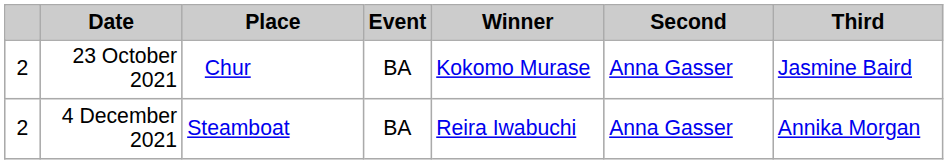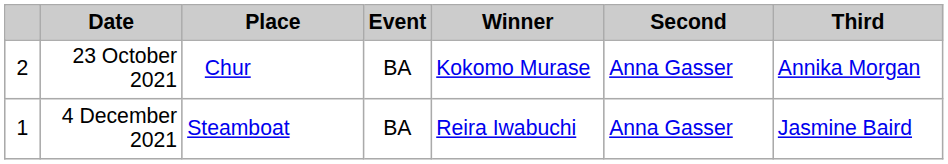(845, 68) Jasmine Baird -> (849, 68) Annika Morgan
(22, 127) 2 -> (22, 127) 1
(849, 127) Annika Morgan -> (845, 127) Jasmine Baird
